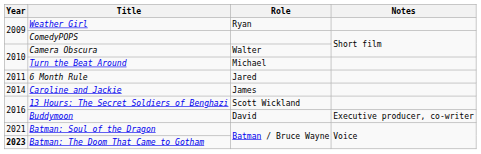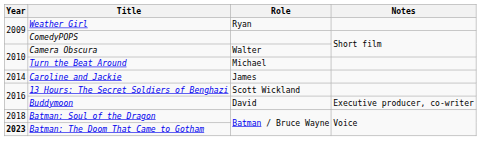- row: (59, 77)
(16, 129) 2021 -> (16, 116) 2018
